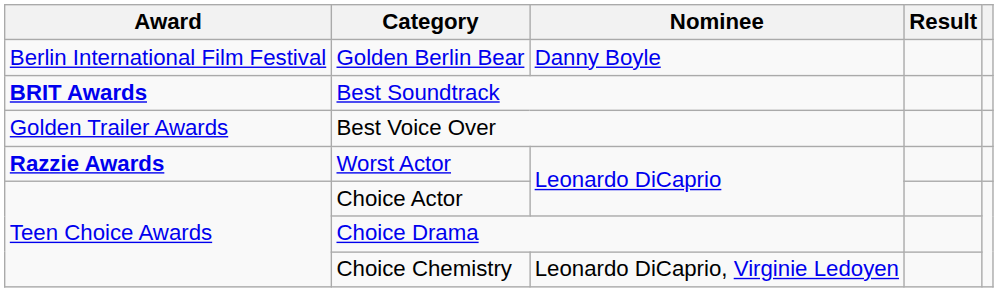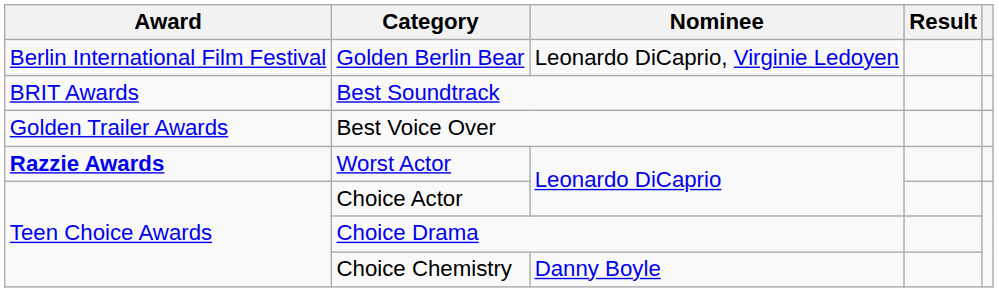(598, 57) Danny Boyle -> (717, 57) Leonardo DiCaprio, Virginie Ledoyen
(78, 92) bold -> (74, 92) normal
(717, 269) Leonardo DiCaprio, Virginie Ledoyen -> (598, 269) Danny Boyle
